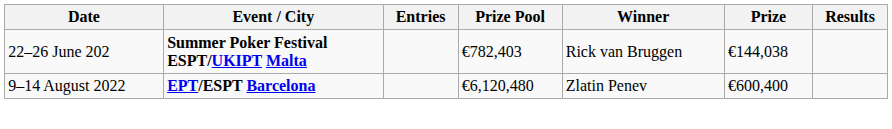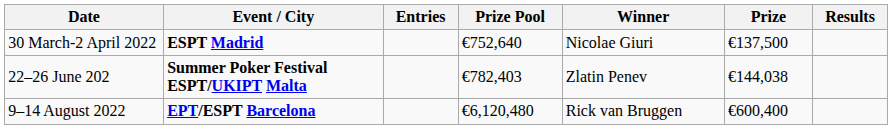+ row: (82, 42)
(624, 51) Rick van Bruggen -> (606, 76) Zlatin Penev
(606, 85) Zlatin Penev -> (624, 111) Rick van Bruggen
